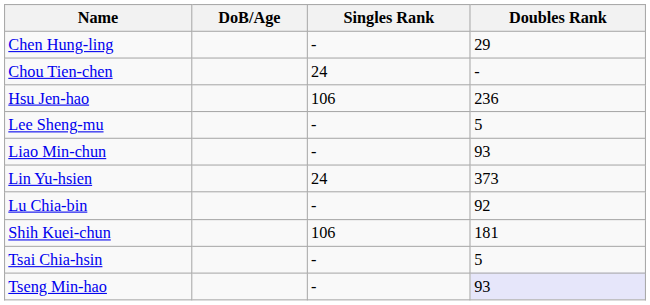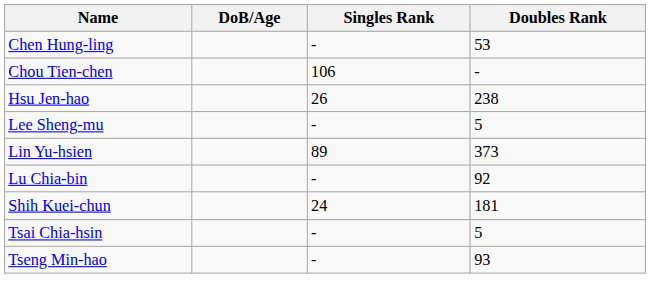(482, 44) 29 -> (482, 44) 53
(319, 71) 24 -> (323, 71) 106
(323, 98) 106 -> (319, 98) 26
(486, 98) 236 -> (486, 98) 238
- row: (57, 152)
(319, 178) 24 -> (319, 152) 89
(323, 232) 106 -> (319, 205) 24
(482, 286) lavender background -> (482, 259) no background
